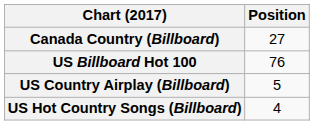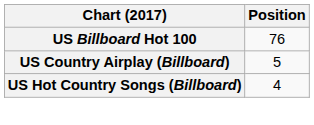- row: (125, 39)
